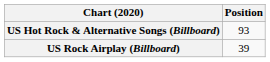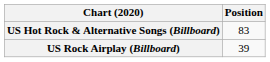(244, 30) 93 -> (244, 30) 83
